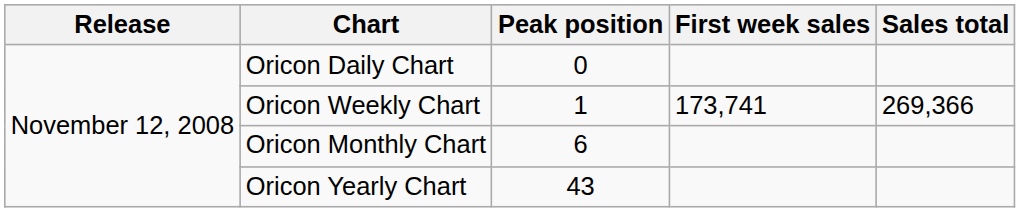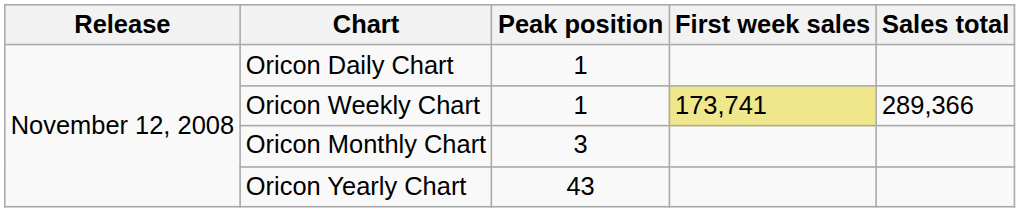(581, 65) 0 -> (581, 65) 1
(721, 105) no background -> (721, 105) khaki background
(928, 105) 269,366 -> (928, 105) 289,366
(581, 145) 6 -> (581, 145) 3
